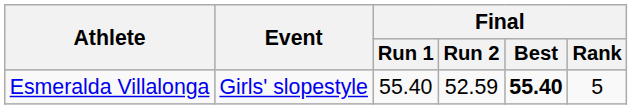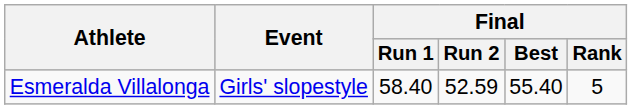(406, 87) 55.40 -> (406, 87) 58.40
(536, 87) bold -> (536, 87) normal
